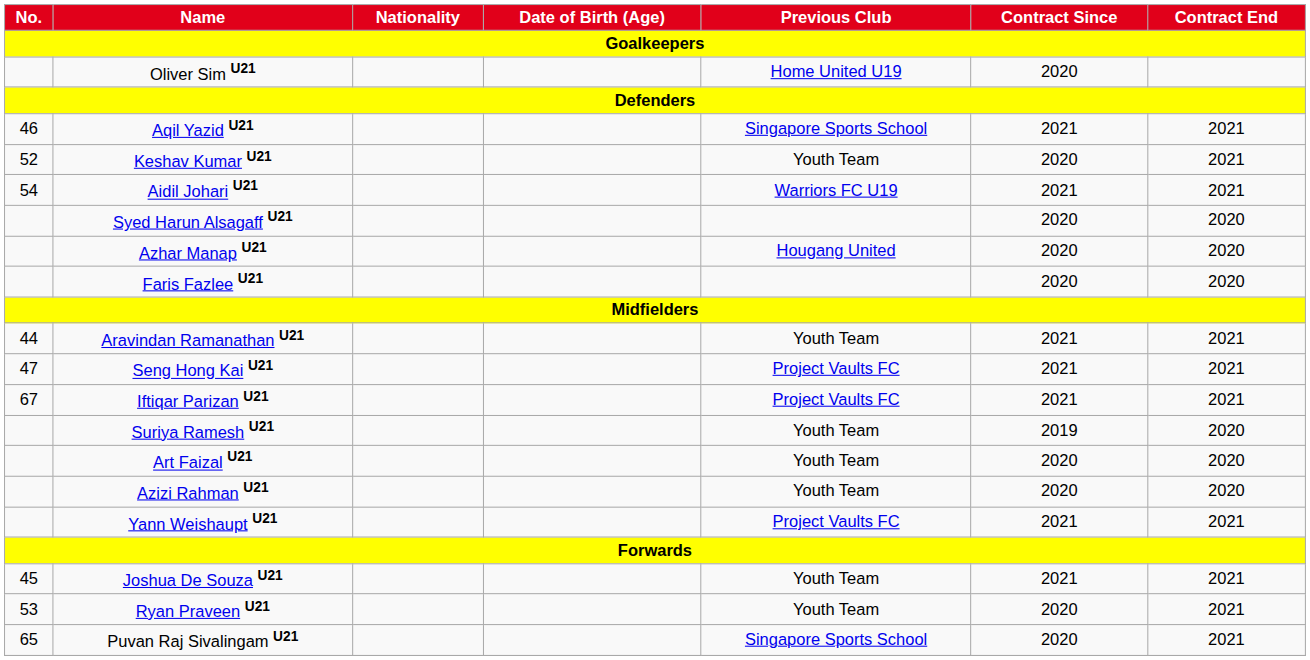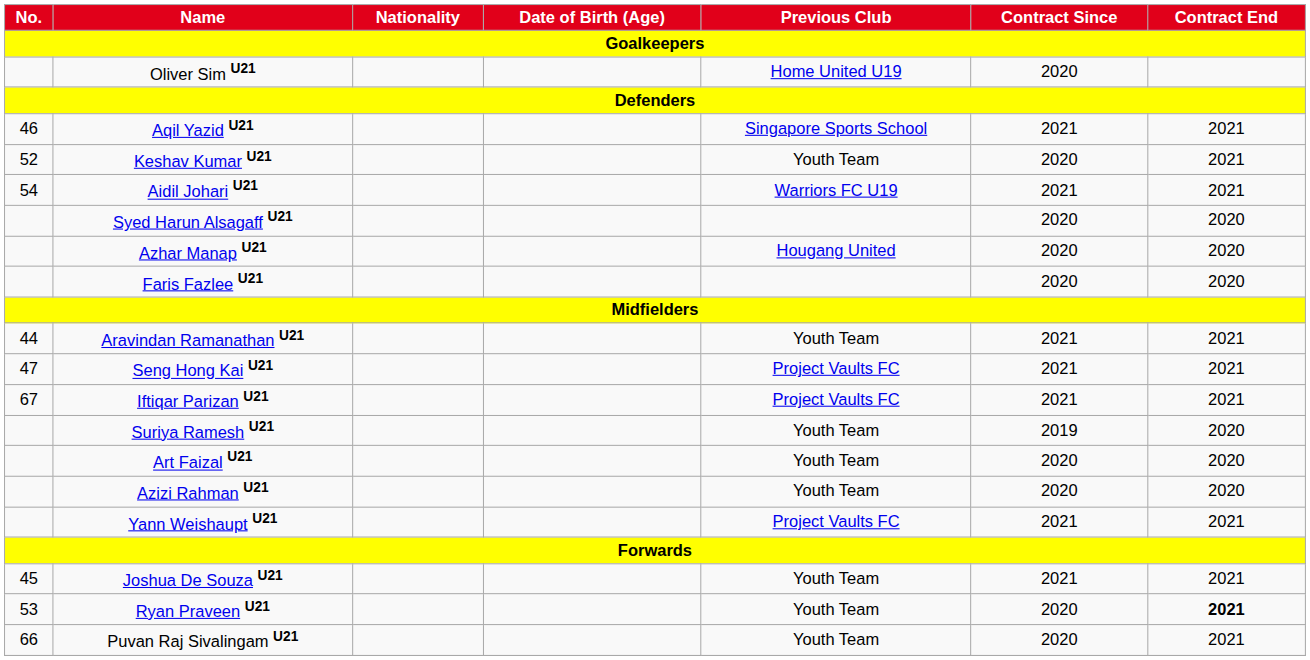(1226, 609) normal -> (1226, 609) bold
(29, 639) 65 -> (29, 639) 66
(836, 639) Singapore Sports School -> (836, 639) Youth Team
